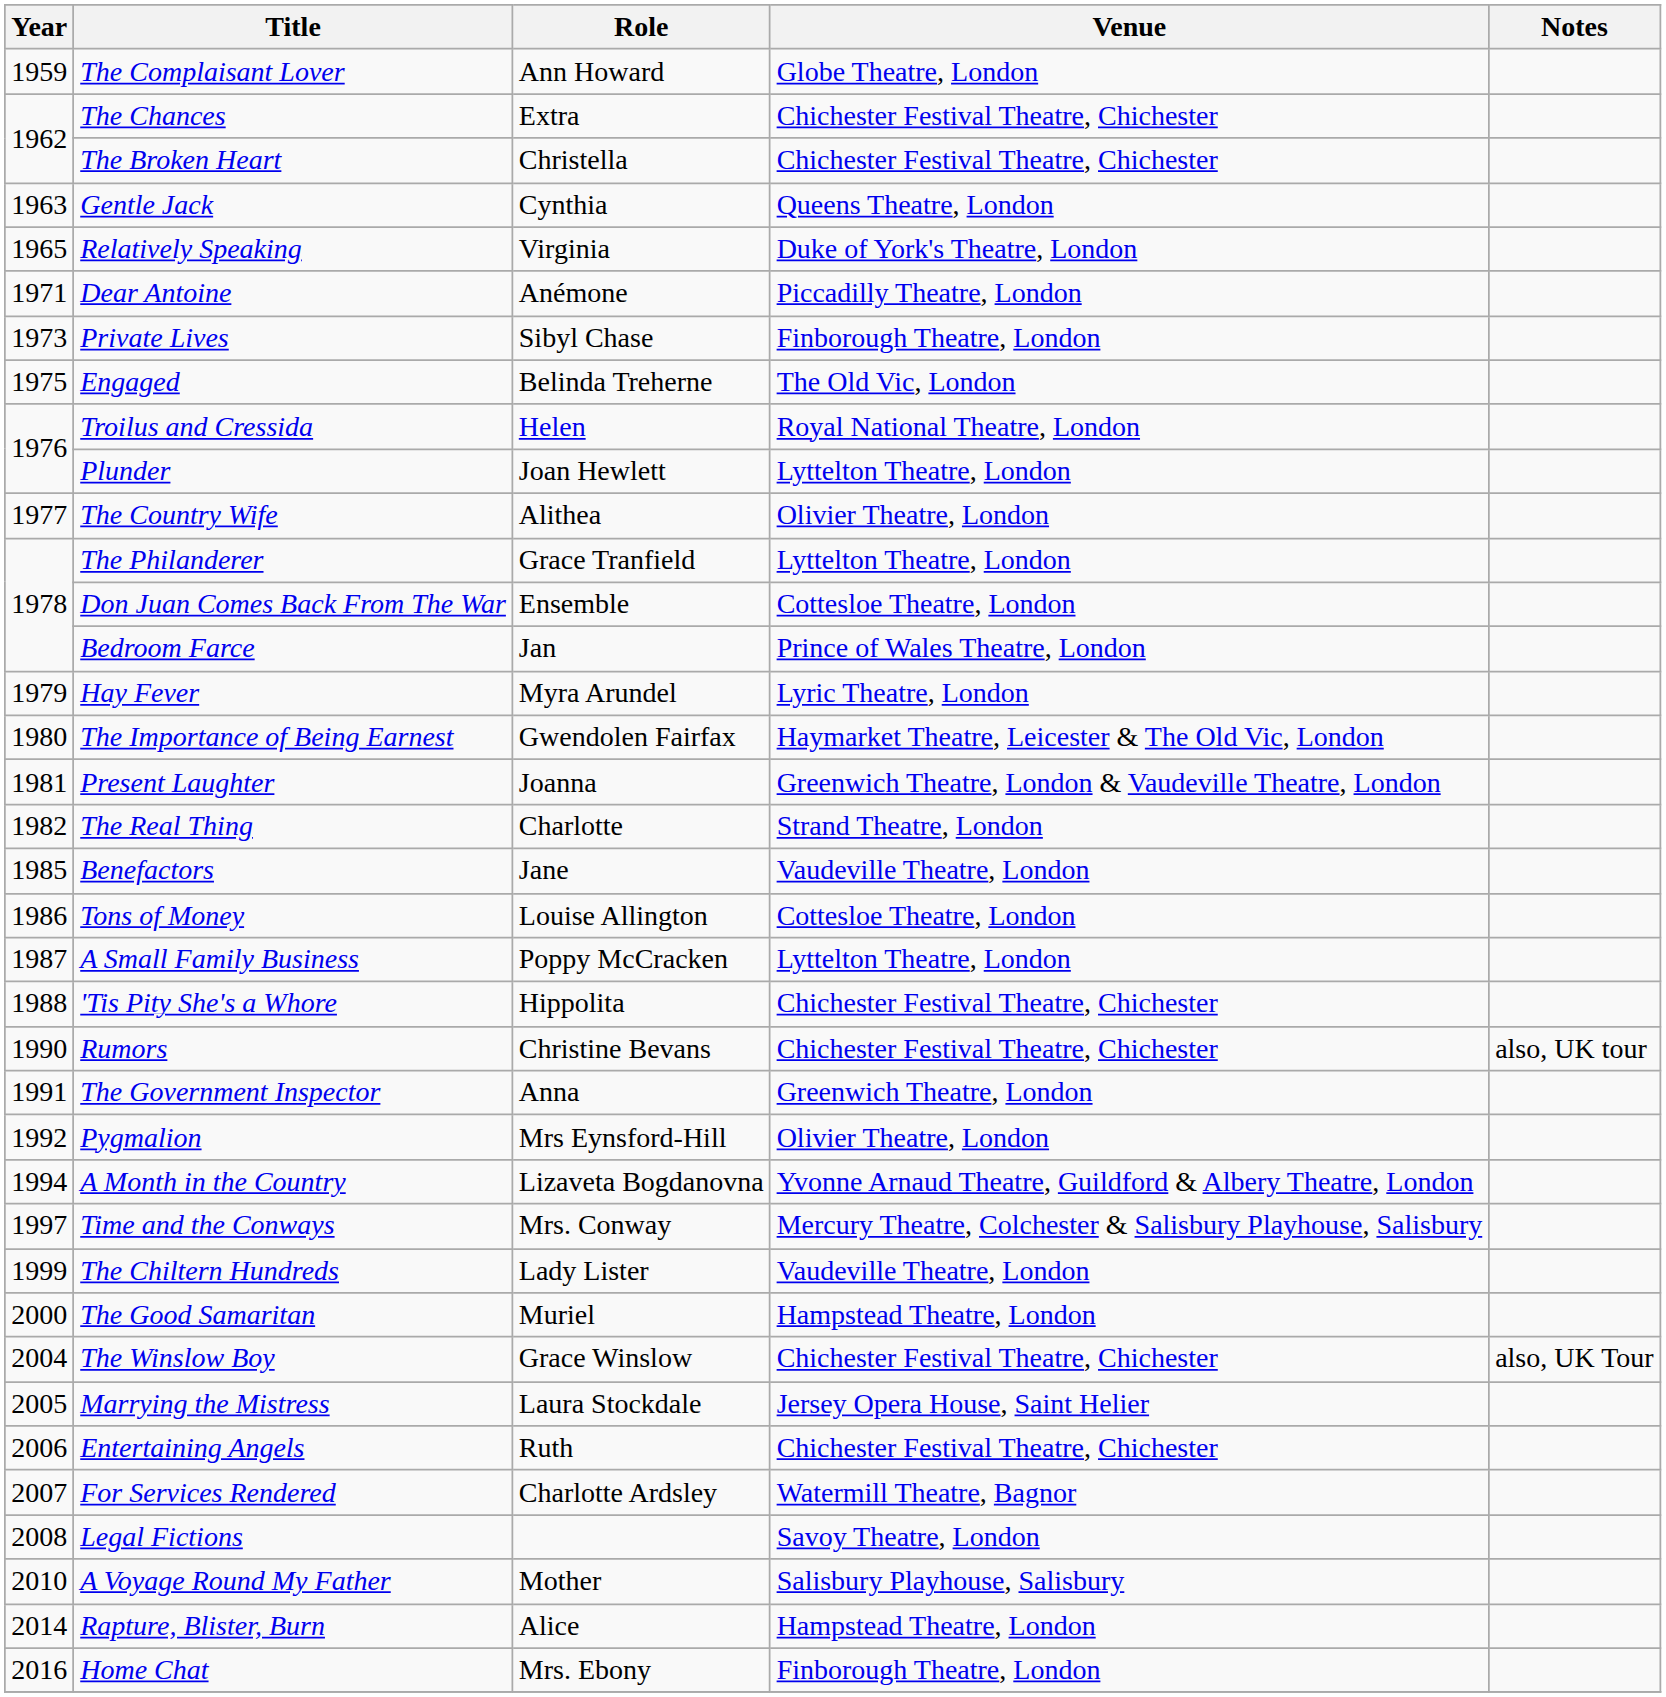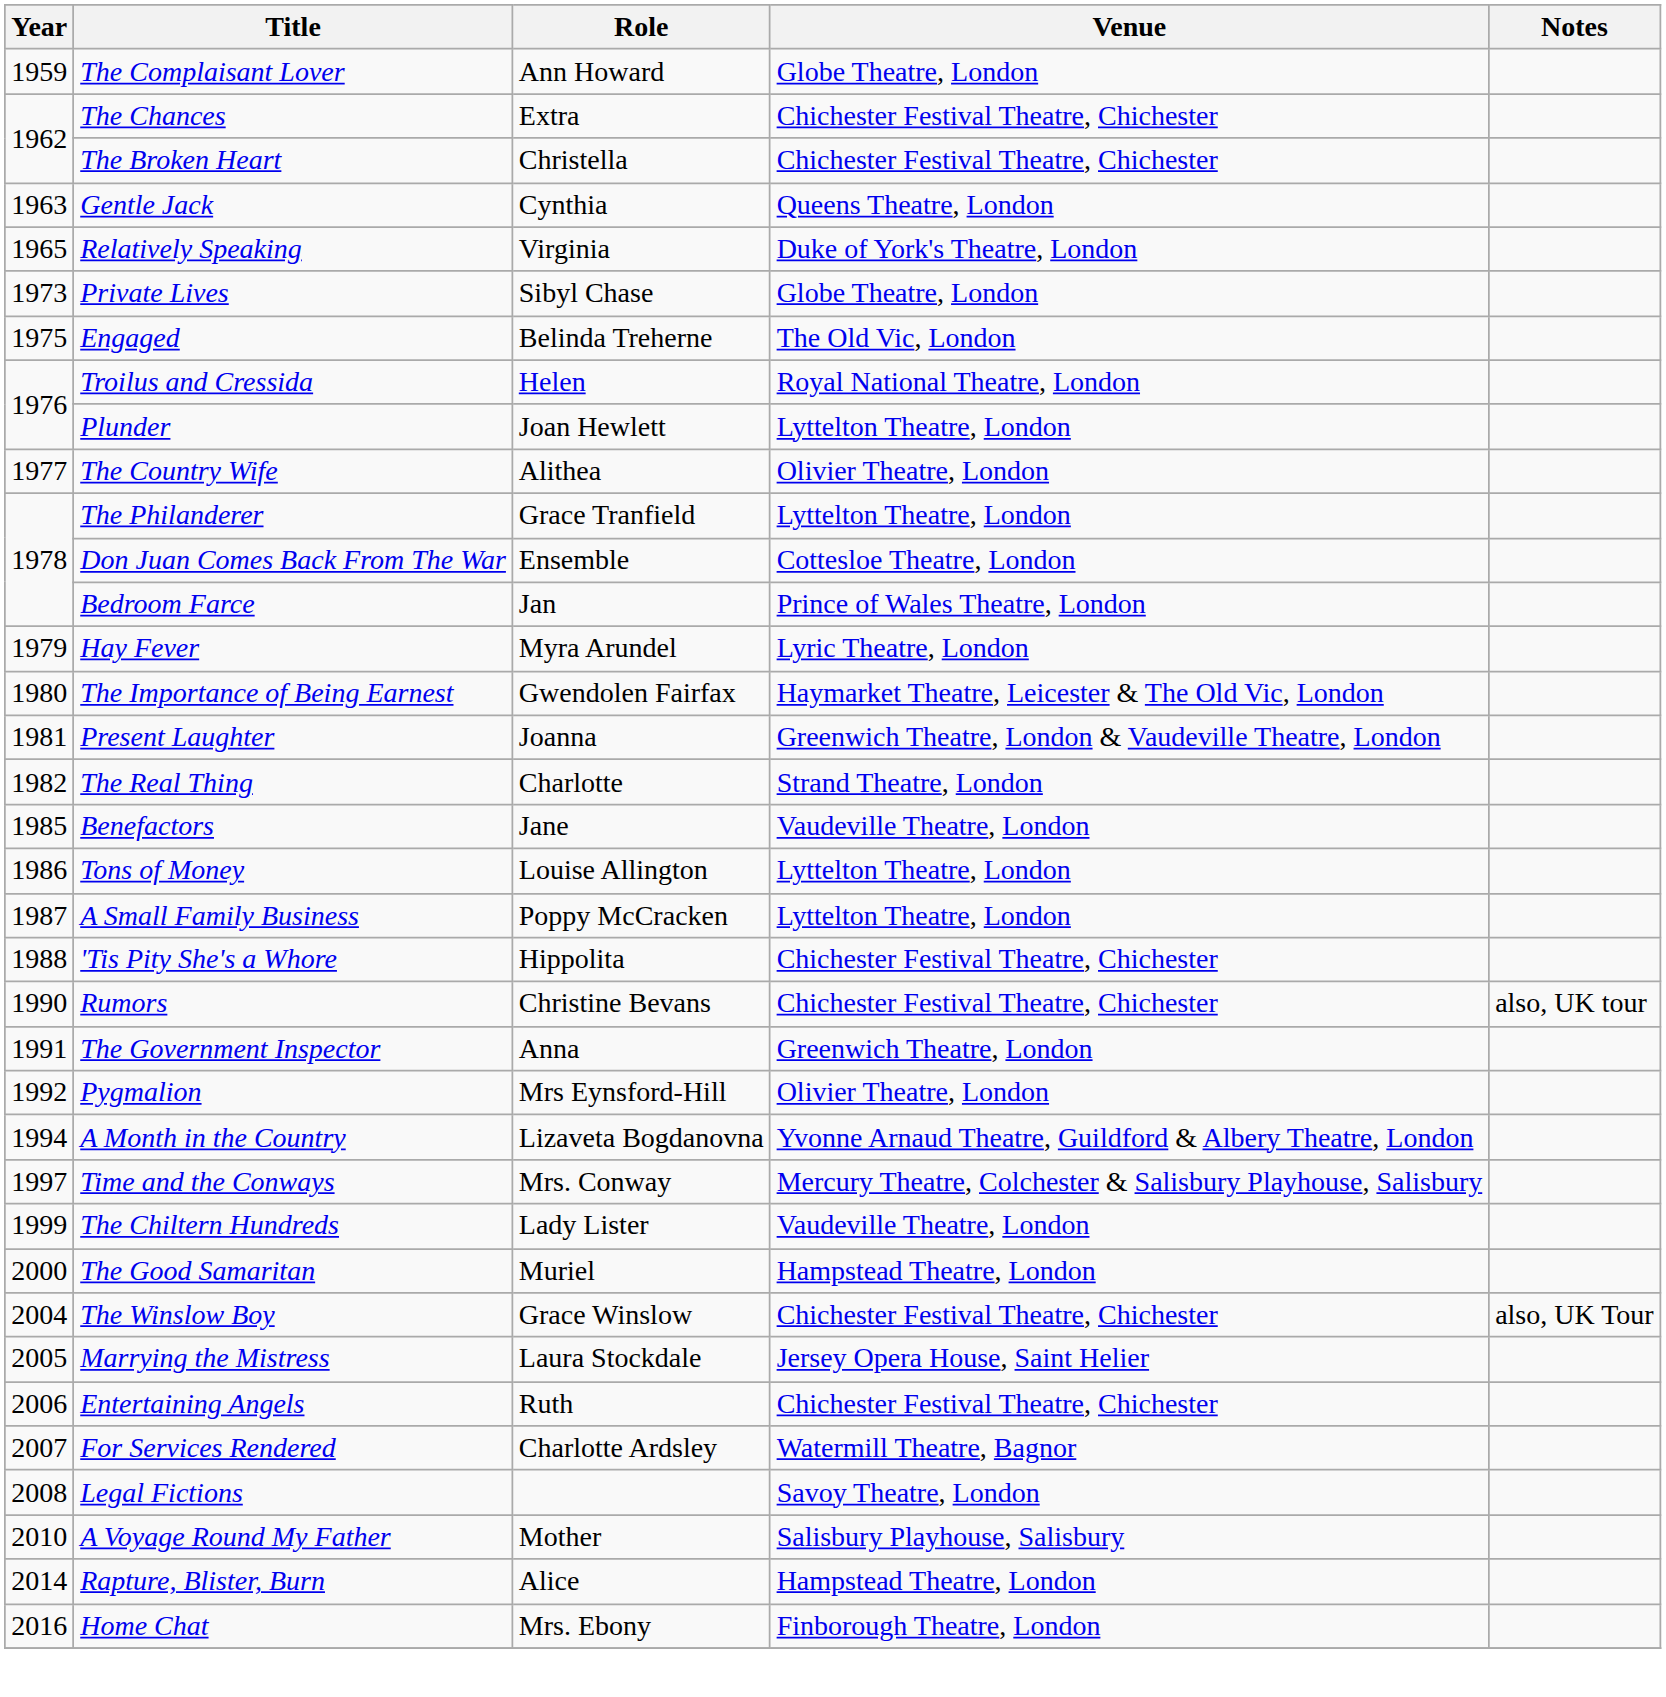- row: (156, 293)
(939, 337) Finborough Theatre, London -> (907, 293) Globe Theatre, London
(926, 914) Cottesloe Theatre, London -> (924, 870) Lyttelton Theatre, London
